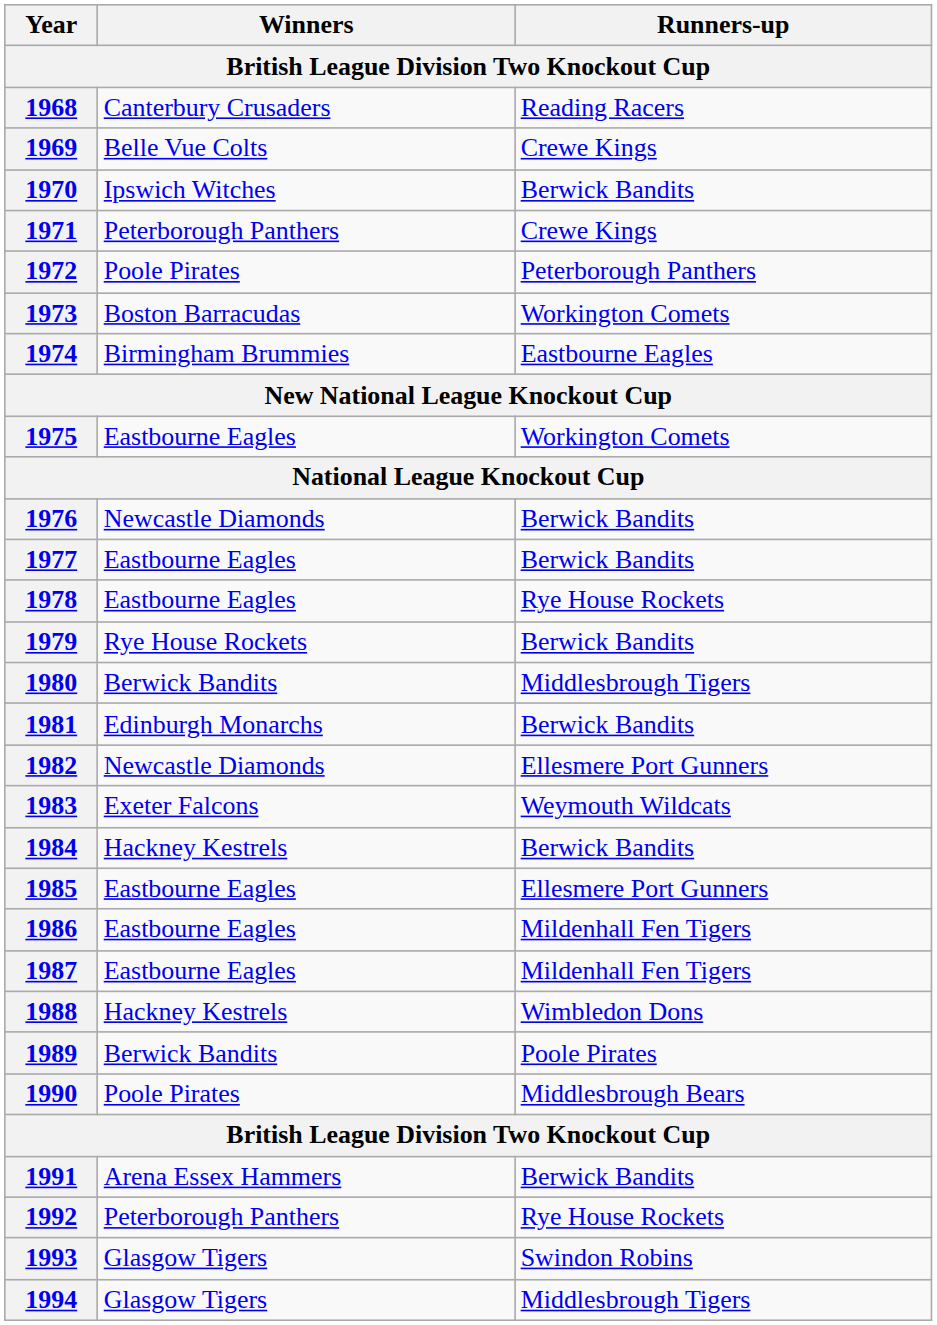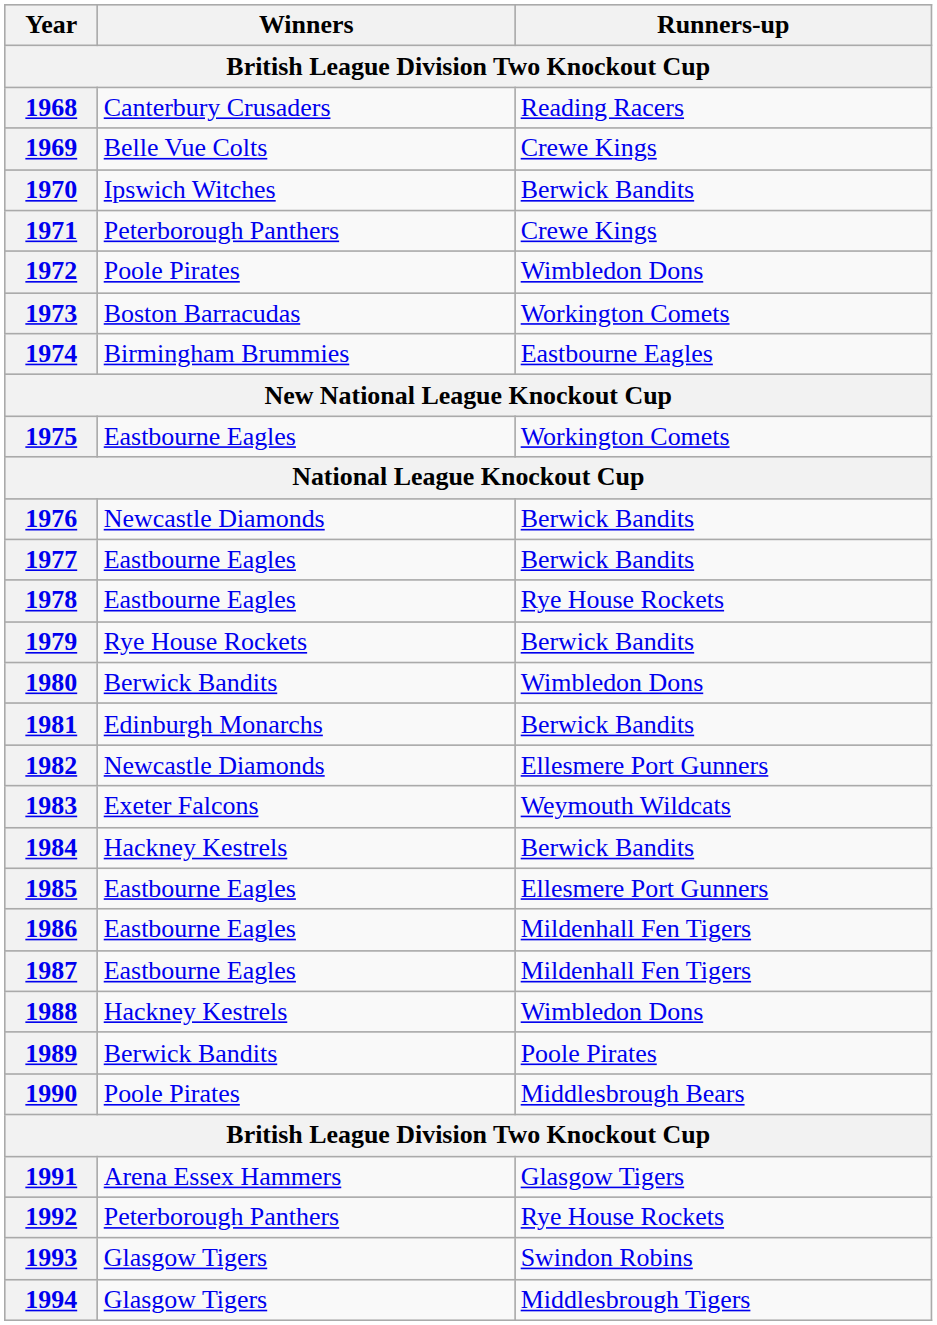(638, 271) Peterborough Panthers -> (612, 271) Wimbledon Dons
(636, 682) Middlesbrough Tigers -> (612, 682) Wimbledon Dons
(607, 1176) Berwick Bandits -> (602, 1176) Glasgow Tigers
